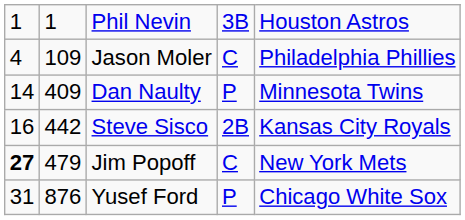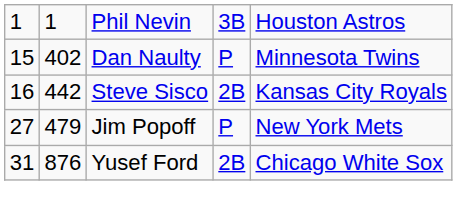- row: (152, 57)
(22, 92) 14 -> (22, 57) 15
(63, 92) 409 -> (63, 57) 402
(22, 162) bold -> (22, 127) normal
(230, 162) C -> (226, 127) P
(229, 197) P -> (232, 162) 2B
